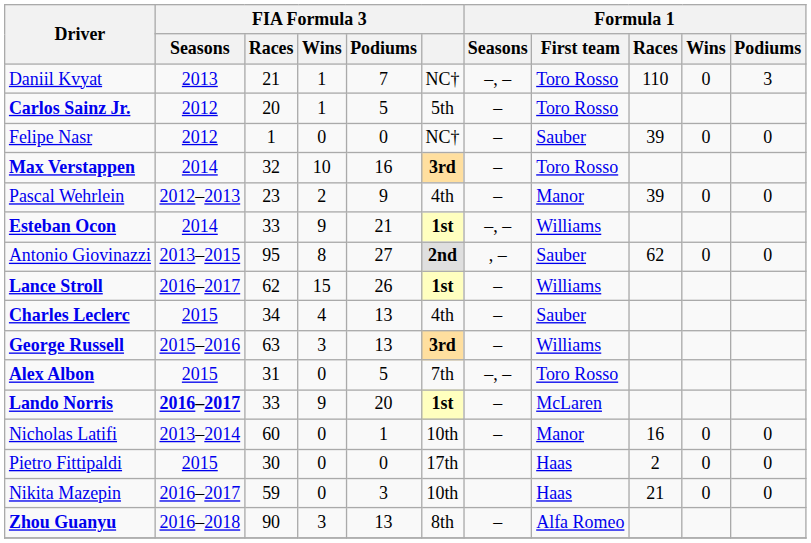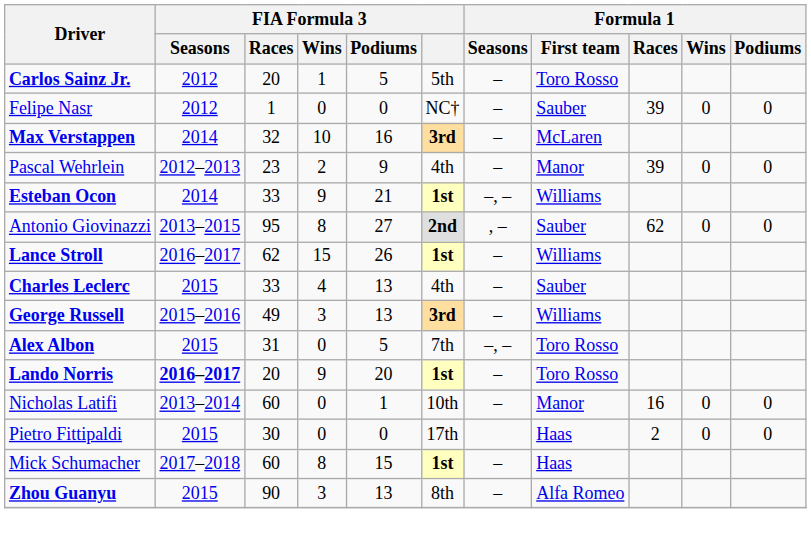- row: (56, 78)
(577, 166) Toro Rosso -> (569, 137) McLaren
(271, 315) 34 -> (271, 285) 33
(271, 344) 63 -> (271, 315) 49
(271, 403) 33 -> (271, 374) 20
(569, 403) McLaren -> (577, 374) Toro Rosso
- row: (65, 492)
+ row: (74, 463)
(200, 522) 2016–2018 -> (200, 492) 2015
